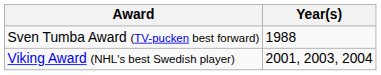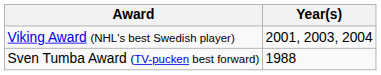rows swapped: (133, 37) <-> (121, 59)
